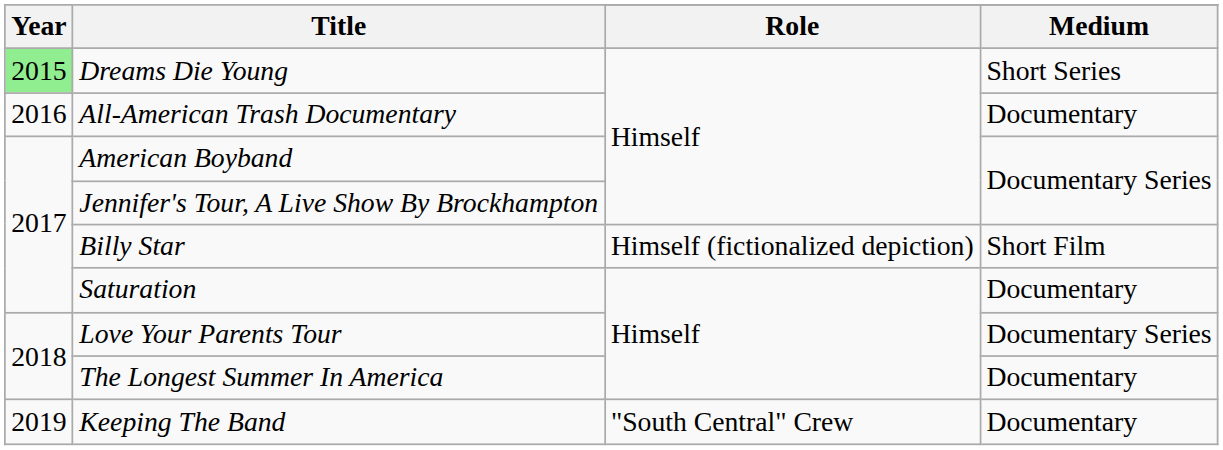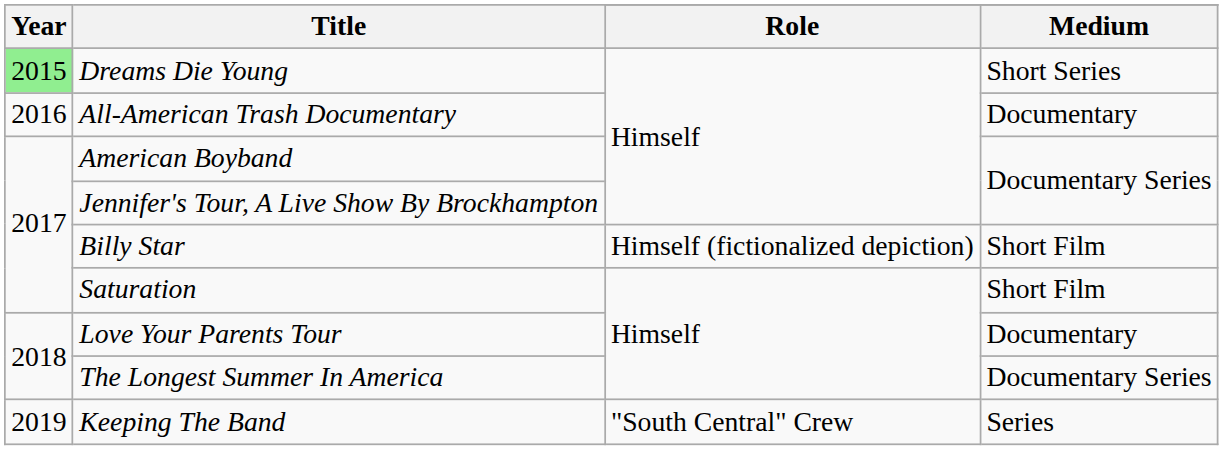(1062, 289) Documentary -> (1046, 289) Short Film
(1099, 333) Documentary Series -> (1062, 333) Documentary
(1062, 377) Documentary -> (1099, 377) Documentary Series
(1062, 421) Documentary -> (1020, 421) Series
